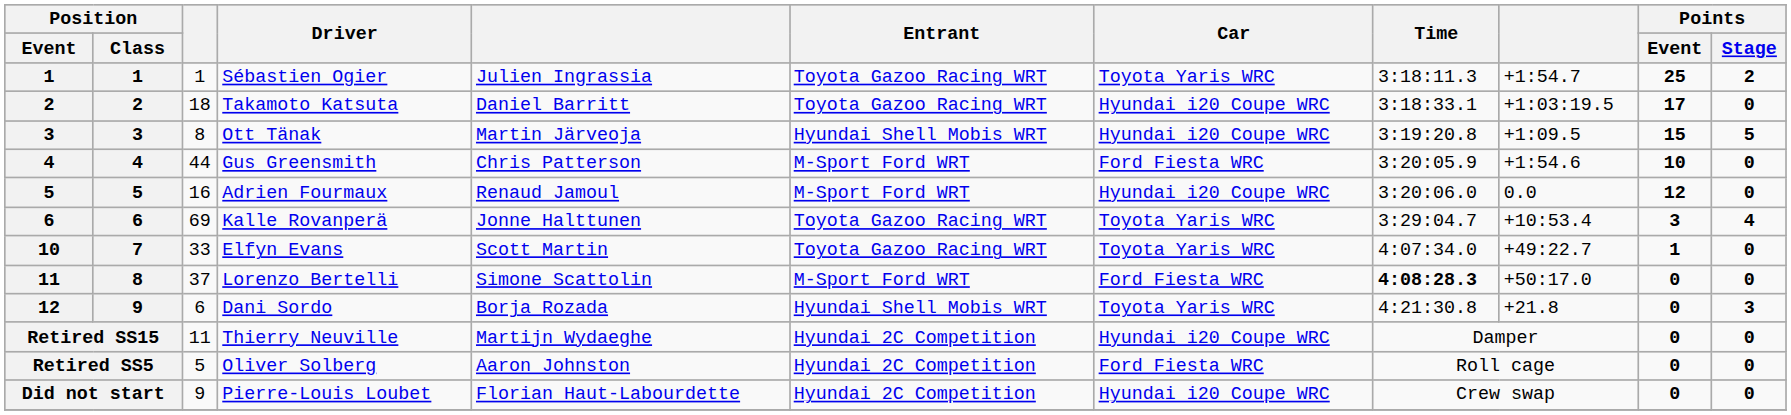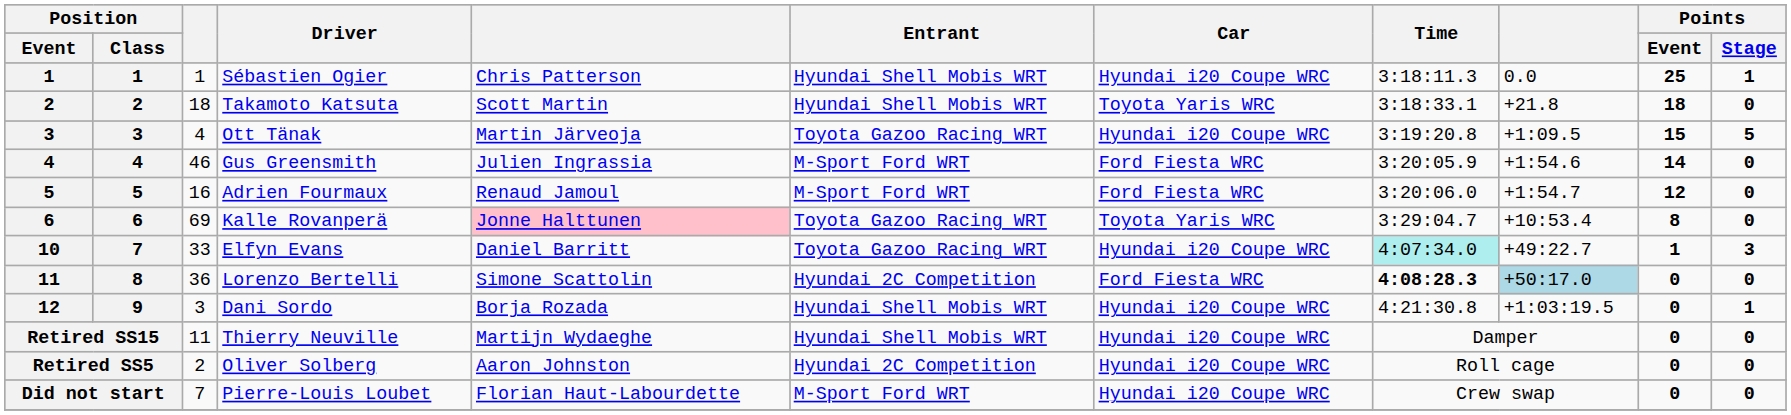(564, 77) Julien Ingrassia -> (559, 77) Chris Patterson
(920, 77) Toyota Gazoo Racing WRT -> (920, 77) Hyundai Shell Mobis WRT
(1187, 77) Toyota Yaris WRC -> (1214, 77) Hyundai i20 Coupe WRC
(1542, 77) +1:54.7 -> (1520, 77) 0.0
(1749, 77) 2 -> (1749, 77) 1
(553, 106) Daniel Barritt -> (542, 106) Scott Martin
(920, 106) Toyota Gazoo Racing WRT -> (920, 106) Hyundai Shell Mobis WRT
(1214, 106) Hyundai i20 Coupe WRC -> (1187, 106) Toyota Yaris WRC
(1559, 106) +1:03:19.5 -> (1531, 106) +21.8
(1675, 106) 17 -> (1675, 106) 18
(200, 135) 8 -> (200, 135) 4
(920, 135) Hyundai Shell Mobis WRT -> (920, 135) Toyota Gazoo Racing WRT
(200, 164) 44 -> (200, 164) 46
(559, 164) Chris Patterson -> (564, 164) Julien Ingrassia
(1675, 164) 10 -> (1675, 164) 14
(1214, 193) Hyundai i20 Coupe WRC -> (1181, 193) Ford Fiesta WRC
(1520, 193) 0.0 -> (1542, 193) +1:54.7
(559, 222) no background -> (559, 222) pink background
(1675, 222) 3 -> (1675, 222) 8
(1749, 222) 4 -> (1749, 222) 0
(542, 250) Scott Martin -> (553, 250) Daniel Barritt
(1187, 250) Toyota Yaris WRC -> (1214, 250) Hyundai i20 Coupe WRC
(1427, 250) no background -> (1427, 250) paleturquoise background
(1749, 250) 0 -> (1749, 250) 3
(200, 279) 37 -> (200, 279) 36
(882, 279) M-Sport Ford WRT -> (915, 279) Hyundai 2C Competition
(1548, 279) no background -> (1548, 279) lightblue background
(200, 308) 6 -> (200, 308) 3
(1187, 308) Toyota Yaris WRC -> (1214, 308) Hyundai i20 Coupe WRC
(1531, 308) +21.8 -> (1559, 308) +1:03:19.5
(1749, 308) 3 -> (1749, 308) 1
(915, 337) Hyundai 2C Competition -> (920, 337) Hyundai Shell Mobis WRT
(200, 366) 5 -> (200, 366) 2
(1181, 366) Ford Fiesta WRC -> (1214, 366) Hyundai i20 Coupe WRC
(200, 395) 9 -> (200, 395) 7
(915, 395) Hyundai 2C Competition -> (882, 395) M-Sport Ford WRT
